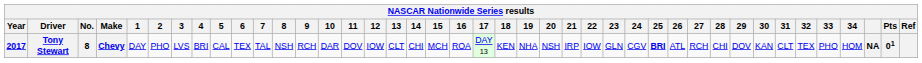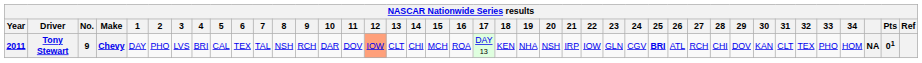(16, 46) 2017 -> (16, 46) 2011
(87, 46) 8 -> (87, 46) 9
(375, 46) no background -> (375, 46) lightsalmon background
